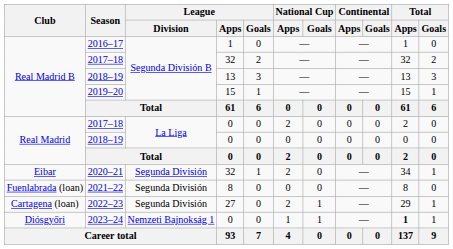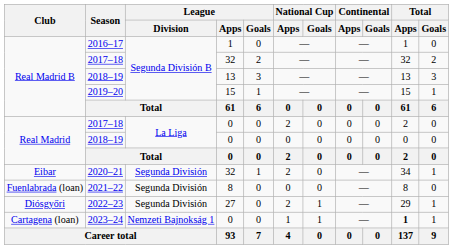(45, 204) Cartagena (loan) -> (45, 204) Diósgyőri
(45, 220) Diósgyőri -> (45, 220) Cartagena (loan)
